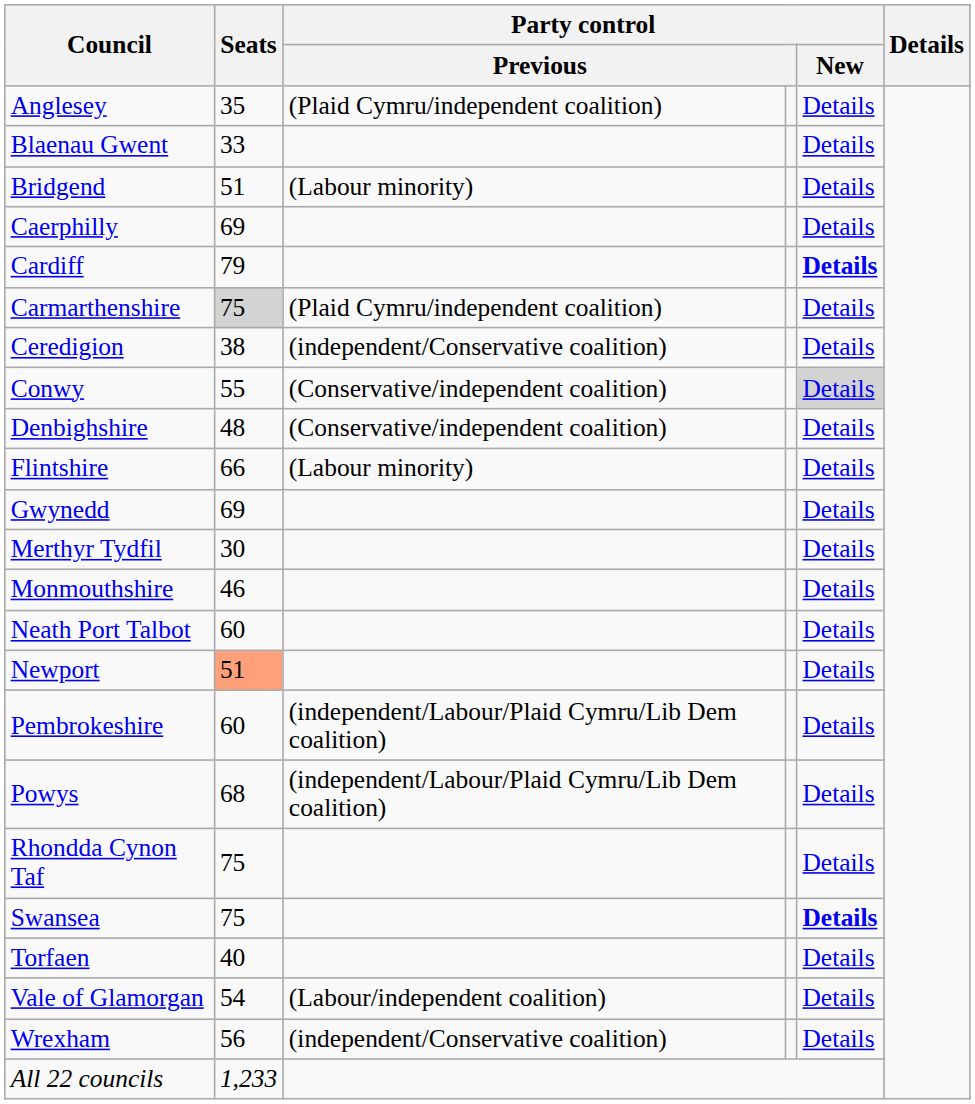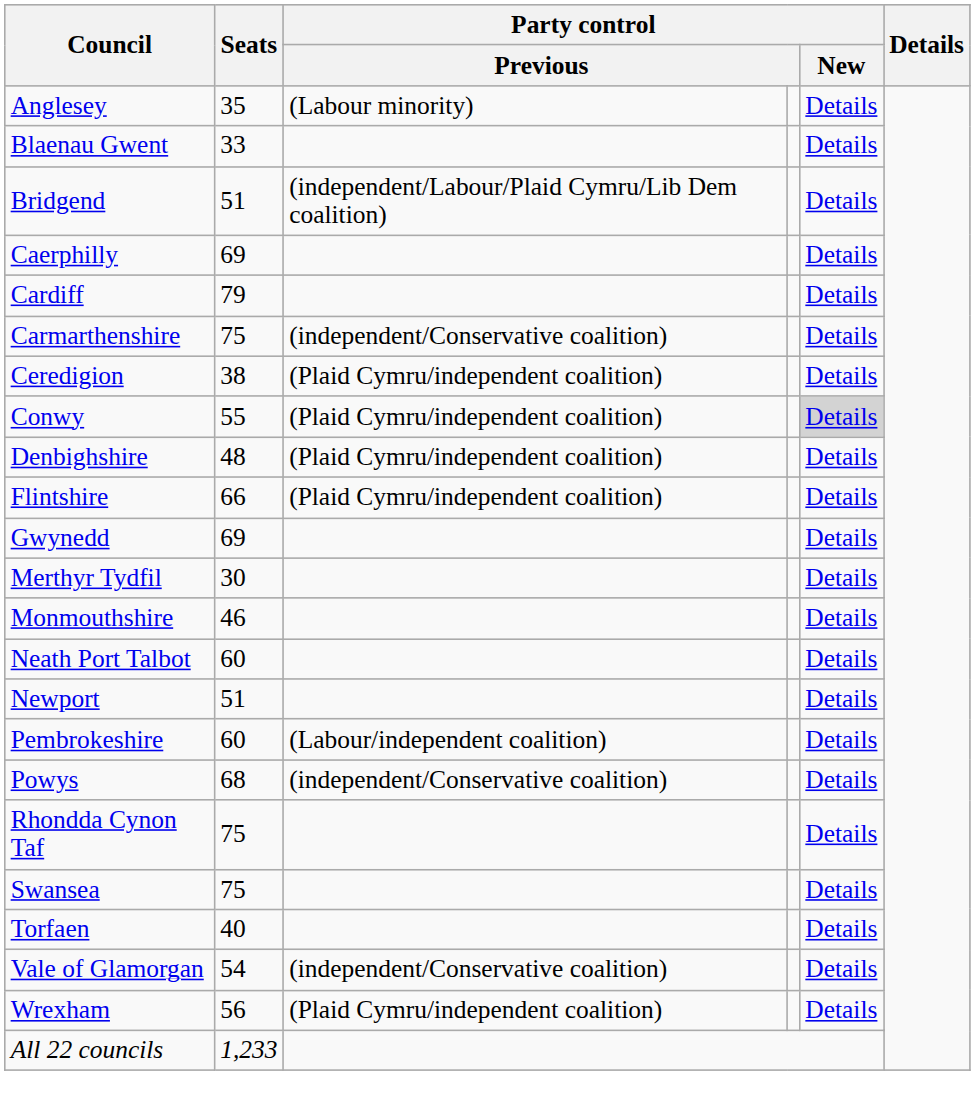(475, 105) (Plaid Cymru/independent coalition) -> (381, 105) (Labour minority)
(381, 186) (Labour minority) -> (513, 200) (independent/Labour/Plaid Cymru/Lib Dem coalition)
(840, 266) bold -> (841, 295) normal
(233, 307) lightgrey background -> (233, 335) no background
(475, 307) (Plaid Cymru/independent coalition) -> (478, 335) (independent/Conservative coalition)
(478, 347) (independent/Conservative coalition) -> (476, 376) (Plaid Cymru/independent coalition)
(478, 387) (Conservative/independent coalition) -> (476, 416) (Plaid Cymru/independent coalition)
(478, 428) (Conservative/independent coalition) -> (476, 456) (Plaid Cymru/independent coalition)
(381, 468) (Labour minority) -> (476, 497) (Plaid Cymru/independent coalition)
(233, 670) lightsalmon background -> (233, 698) no background
(513, 724) (independent/Labour/Plaid Cymru/Lib Dem coalition) -> (448, 739) (Labour/independent coalition)
(513, 793) (independent/Labour/Plaid Cymru/Lib Dem coalition) -> (478, 779) (independent/Conservative coalition)
(840, 917) bold -> (841, 888) normal
(447, 998) (Labour/independent coalition) -> (478, 969) (independent/Conservative coalition)
(478, 1038) (independent/Conservative coalition) -> (476, 1009) (Plaid Cymru/independent coalition)
